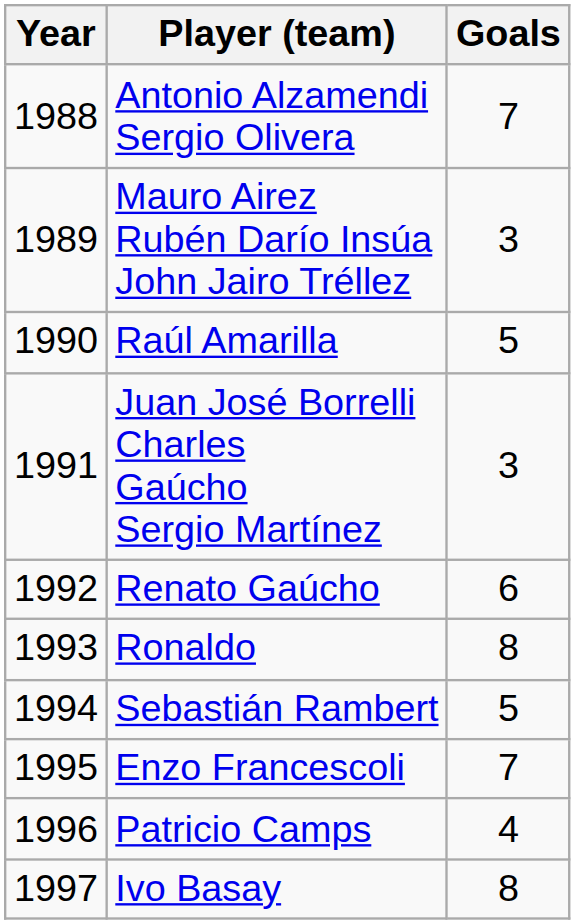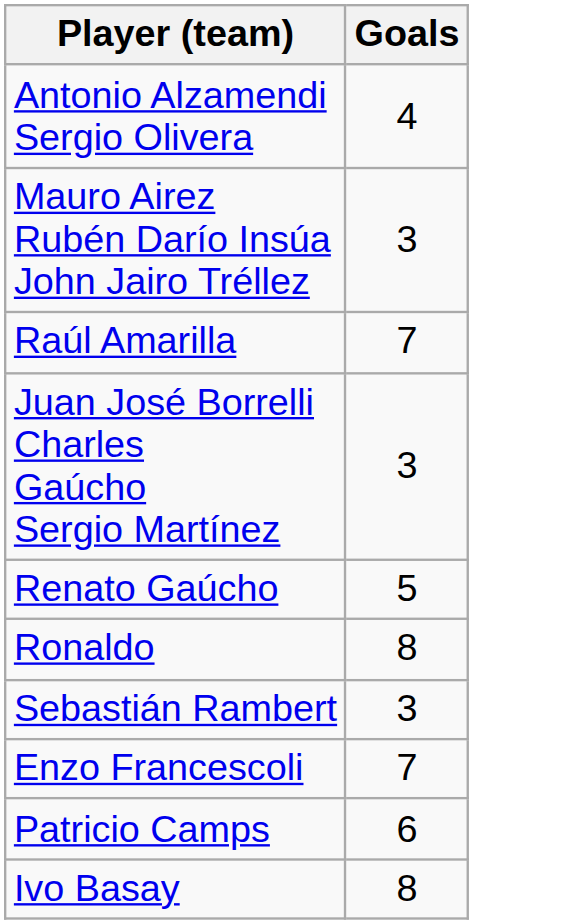- column: (56, 34)
(508, 115) 7 -> (407, 115) 4
(508, 341) 5 -> (407, 341) 7
(508, 588) 6 -> (407, 588) 5
(508, 708) 5 -> (407, 708) 3
(508, 828) 4 -> (407, 828) 6
